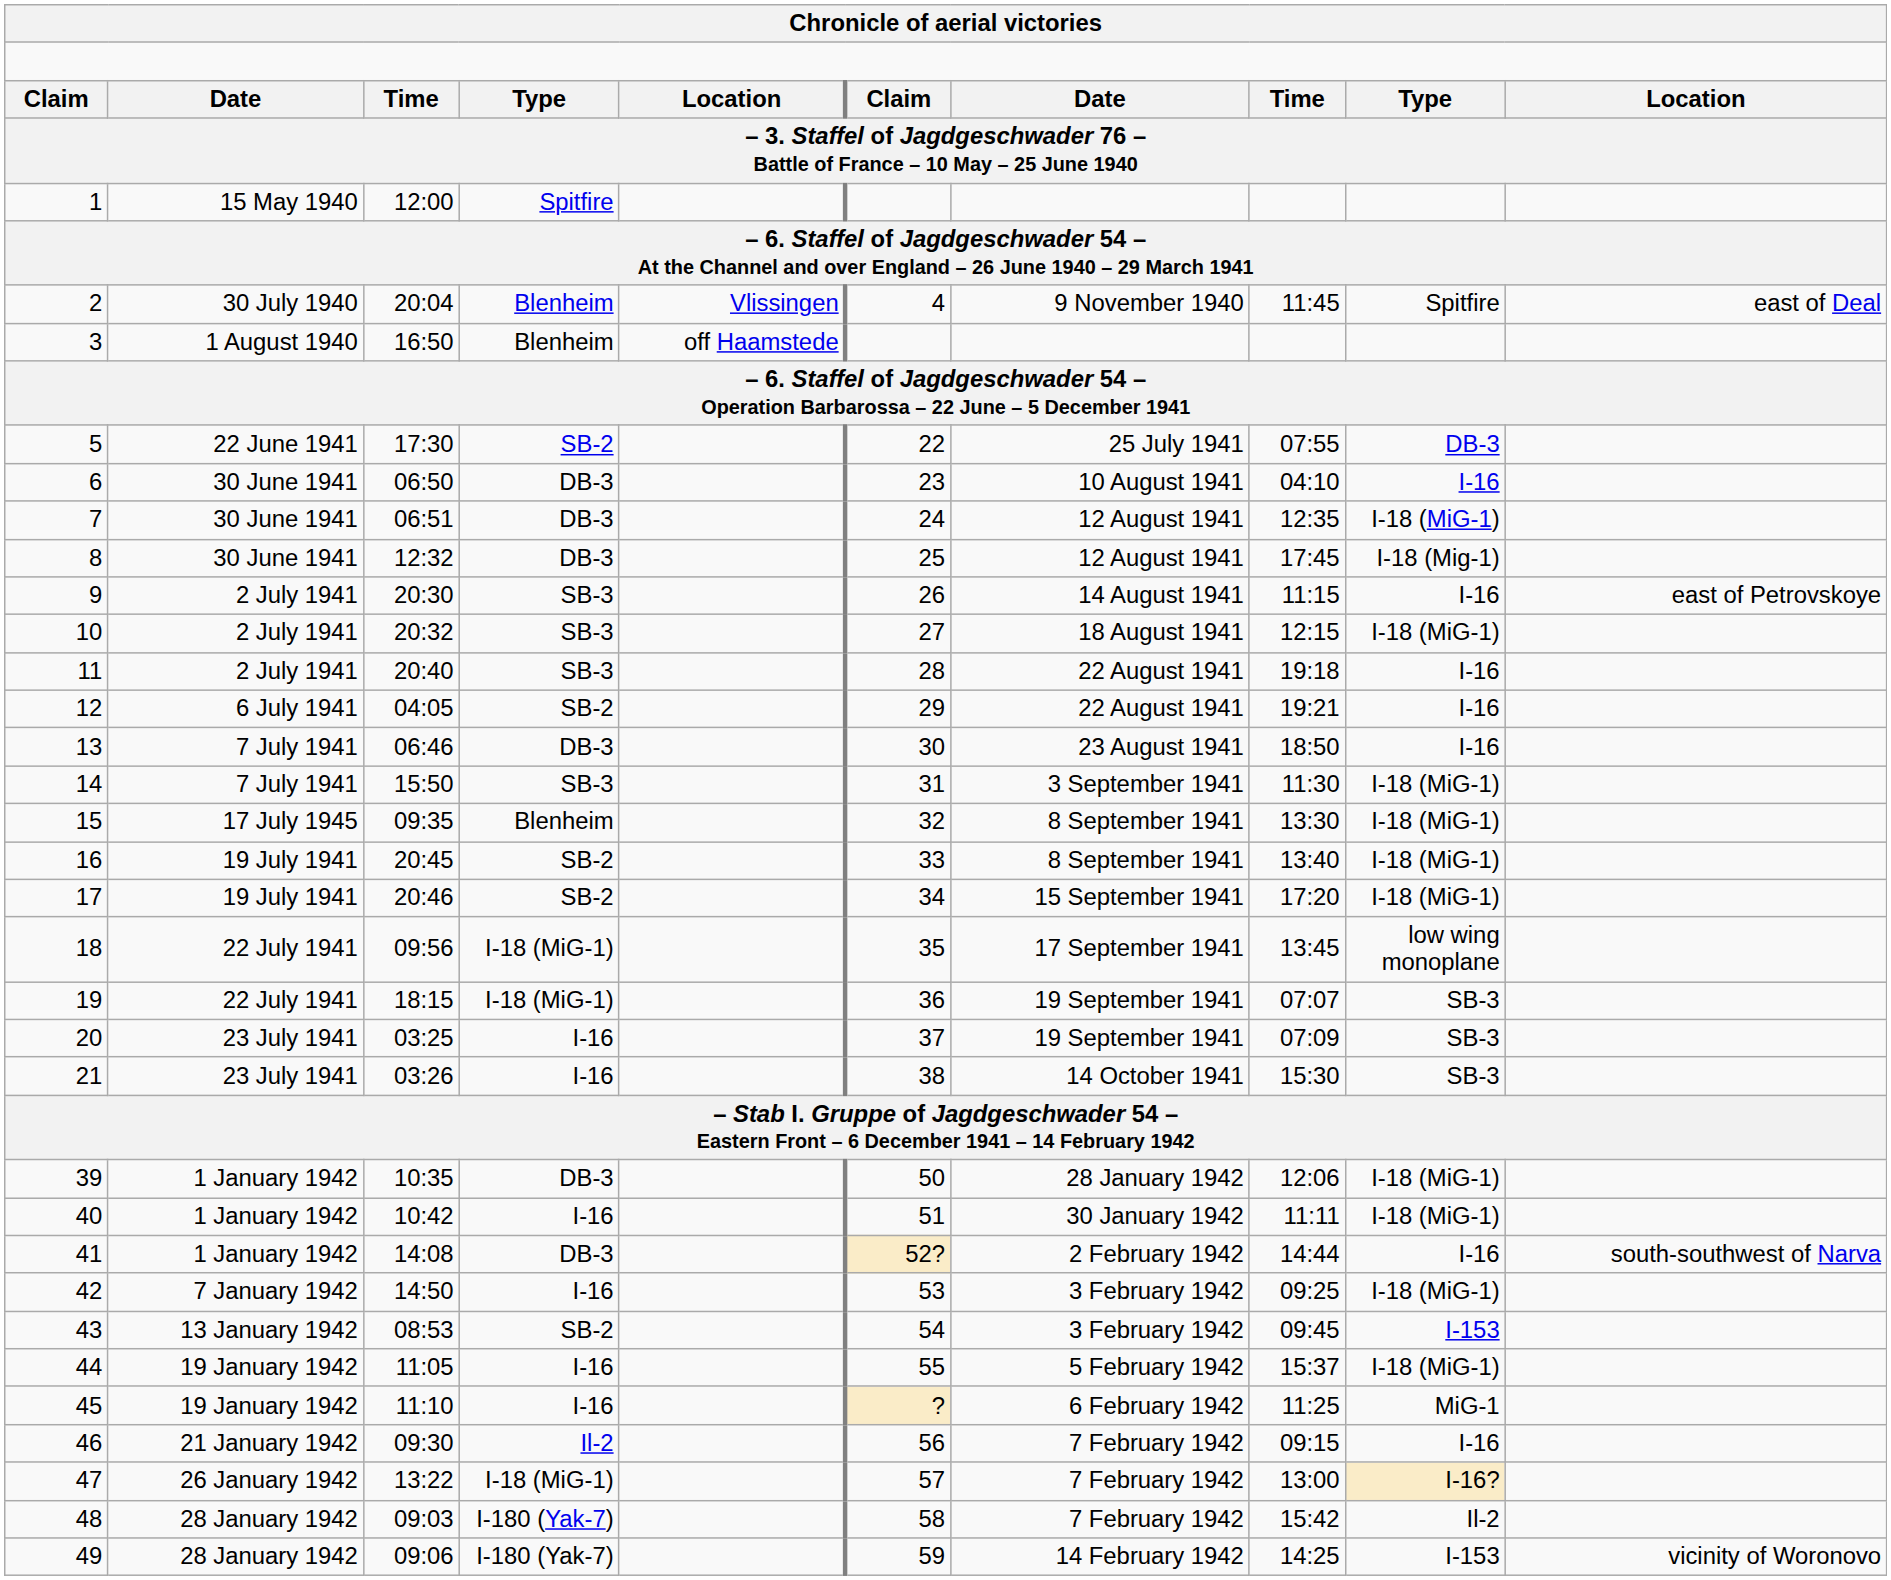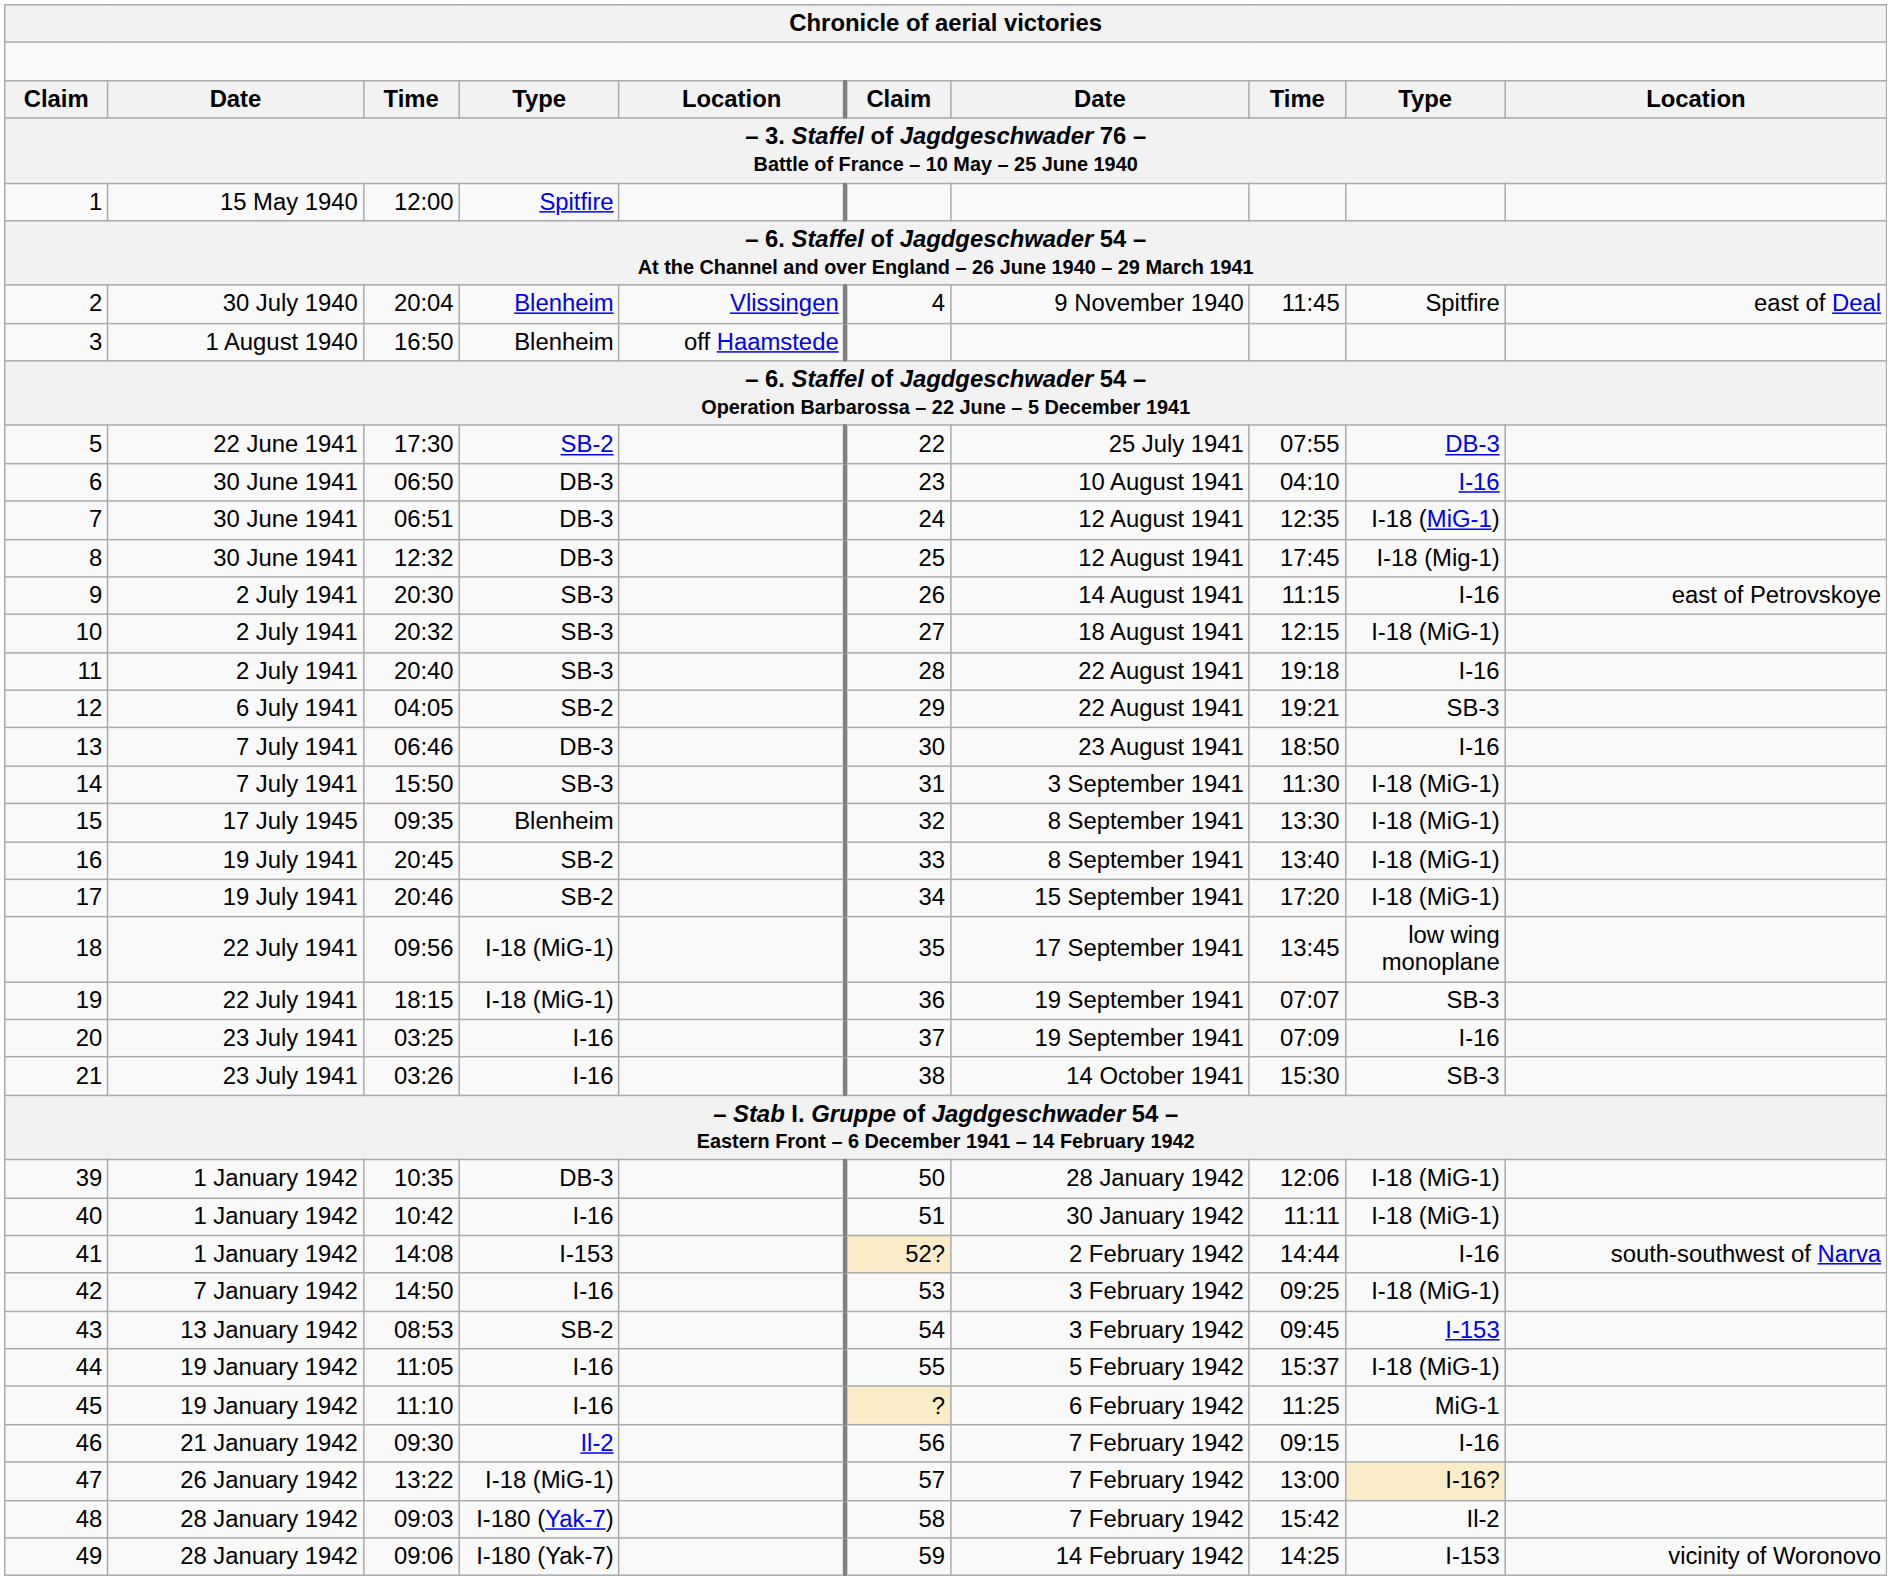(1479, 708) I-16 -> (1473, 708) SB-3
(1473, 1038) SB-3 -> (1479, 1038) I-16
(586, 1253) DB-3 -> (586, 1253) I-153
